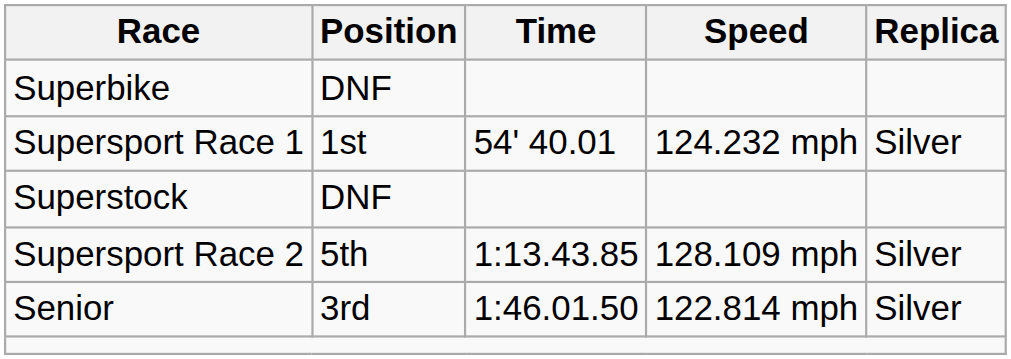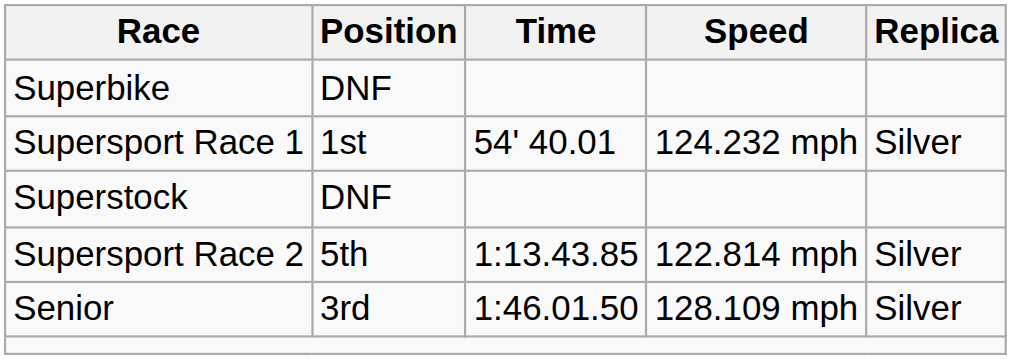(756, 253) 128.109 mph -> (756, 253) 122.814 mph
(756, 308) 122.814 mph -> (756, 308) 128.109 mph
